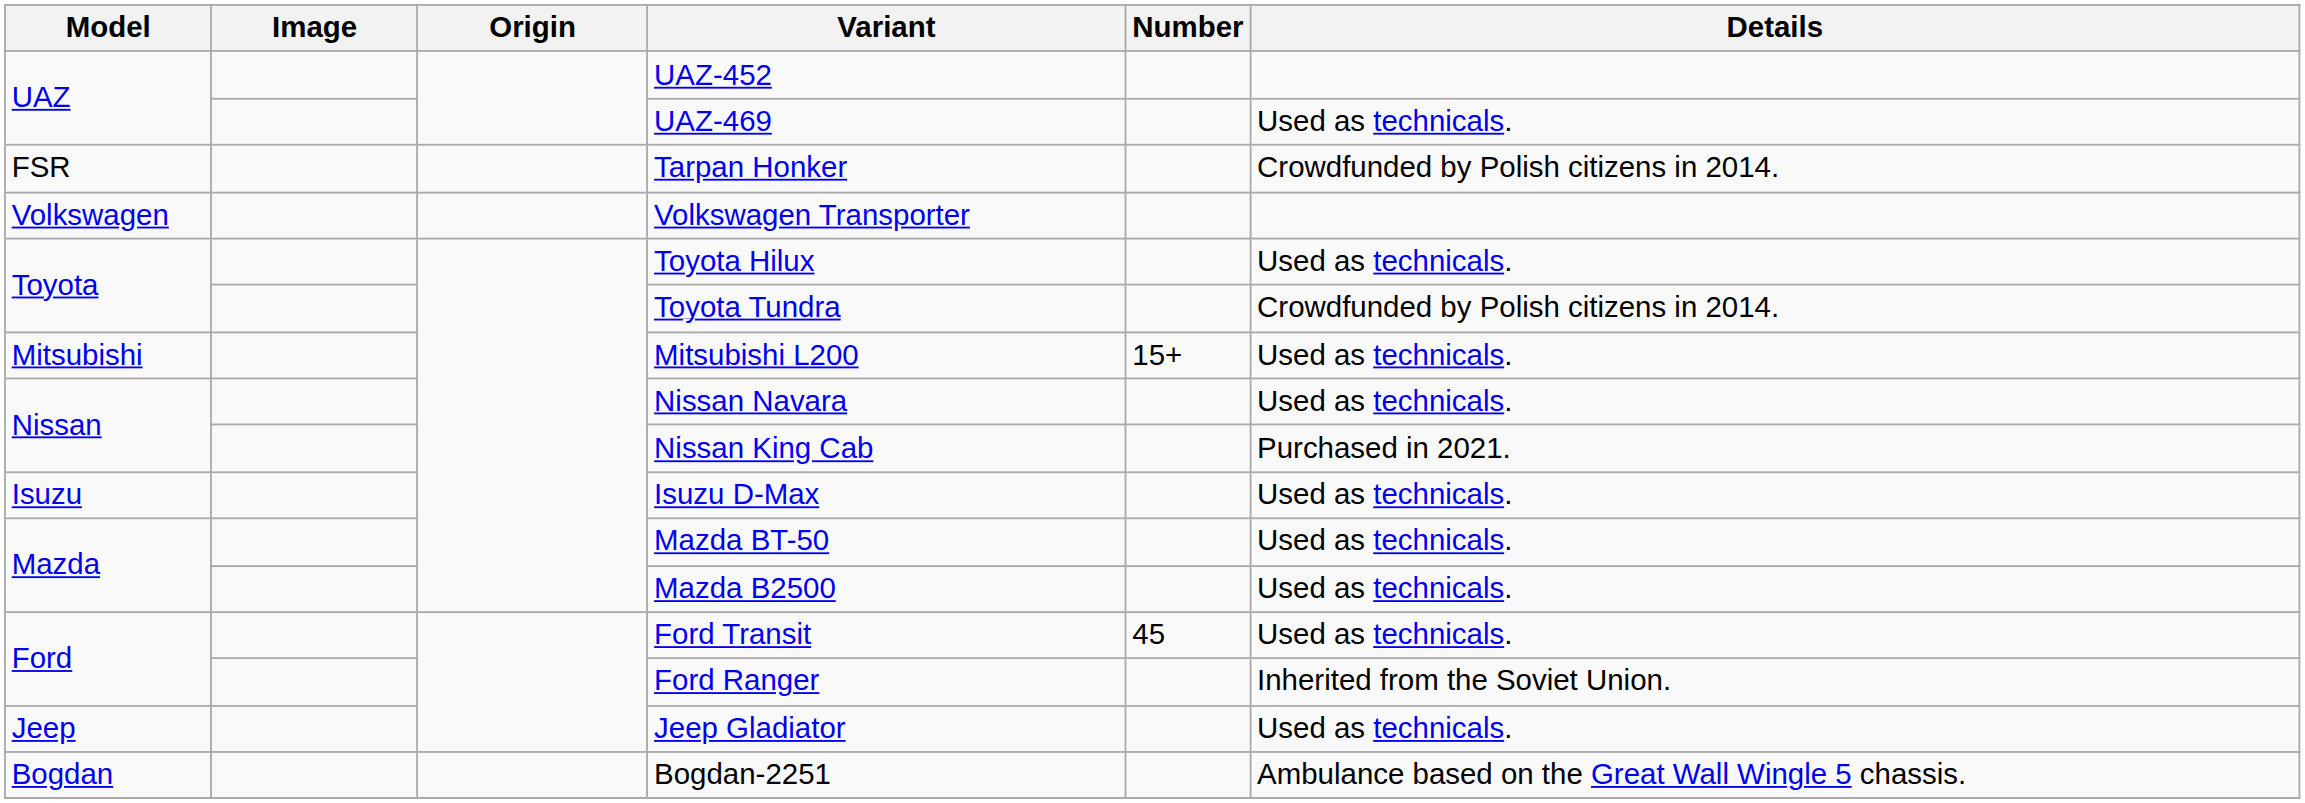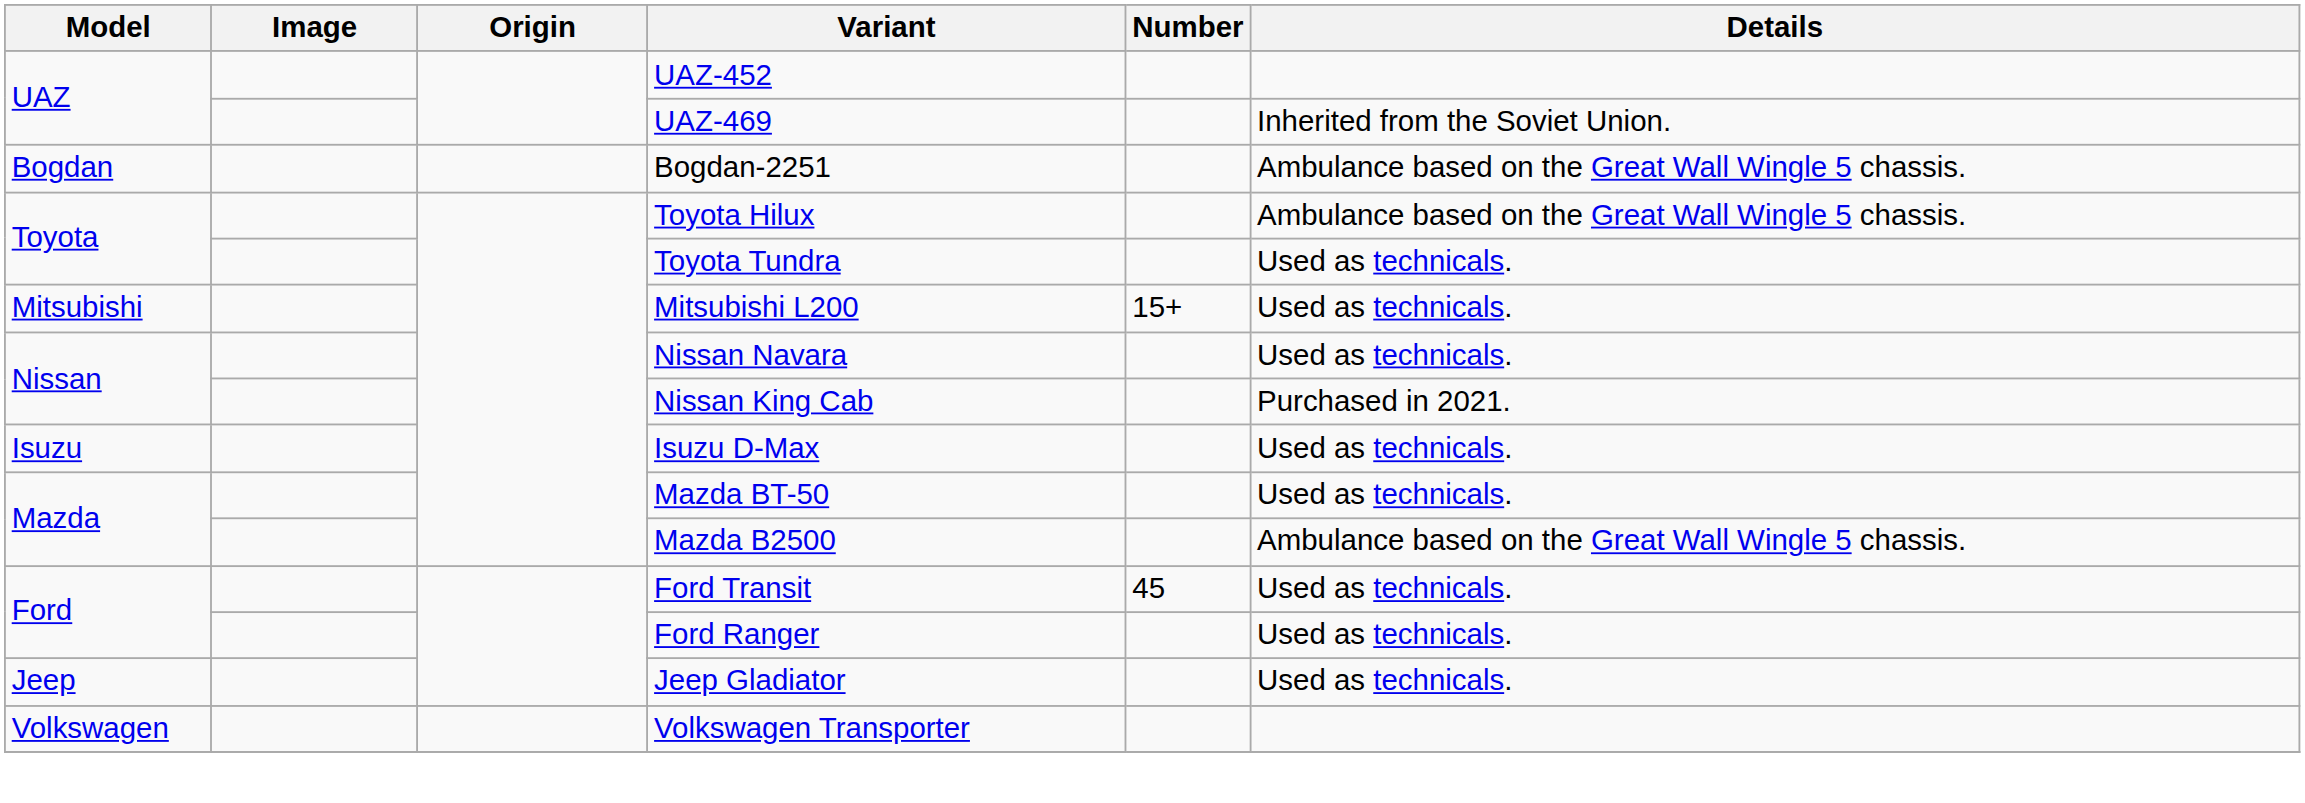(1385, 121) Used as technicals. -> (1464, 121) Inherited from the Soviet Union.
- row: (751, 167)
rows swapped: (743, 774) <-> (812, 214)
(1385, 261) Used as technicals. -> (1612, 214) Ambulance based on the Great Wall Wingle 5 chassis.
(1518, 307) Crowdfunded by Polish citizens in 2014. -> (1385, 261) Used as technicals.
(1385, 588) Used as technicals. -> (1612, 541) Ambulance based on the Great Wall Wingle 5 chassis.
(1464, 681) Inherited from the Soviet Union. -> (1385, 634) Used as technicals.
